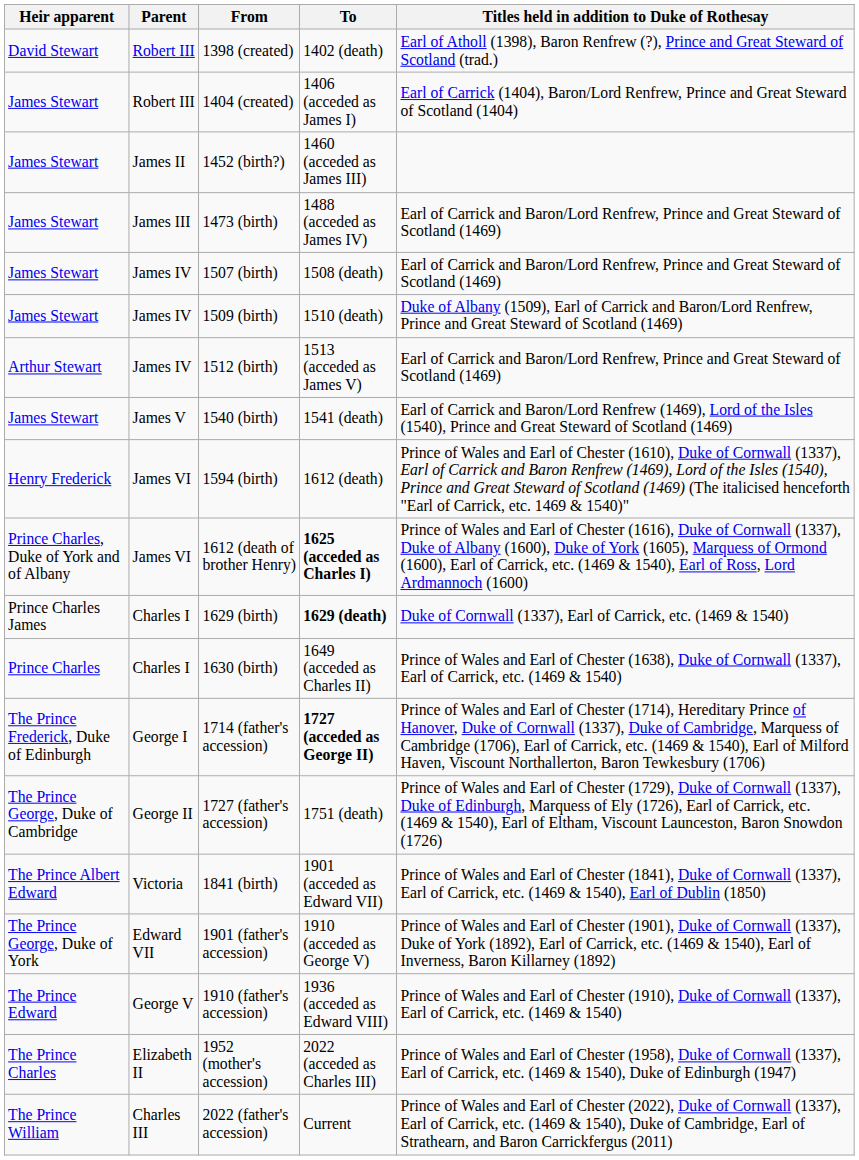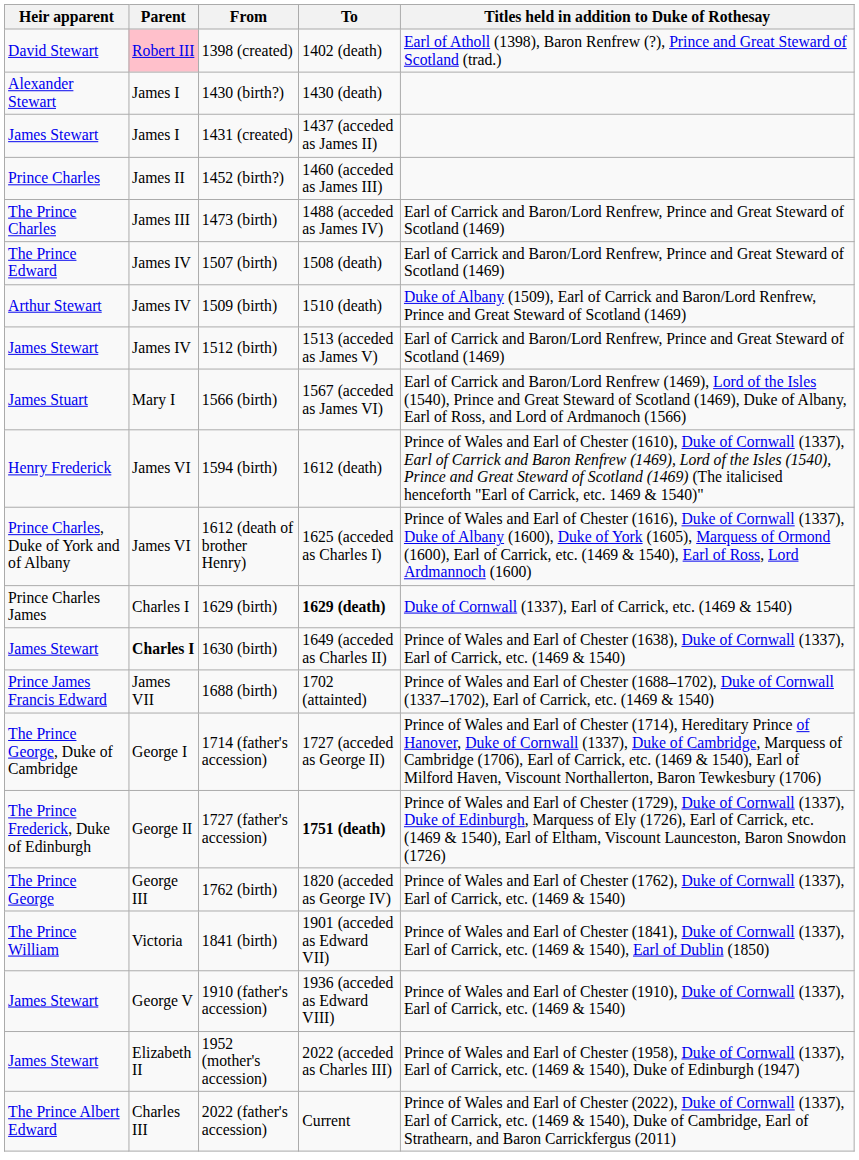(164, 50) no background -> (163, 50) pink background
- row: (248, 101)
+ row: (243, 93)
+ row: (247, 135)
(53, 162) James Stewart -> (54, 178) Prince Charles
(53, 222) James Stewart -> (42, 220) The Prince Charles
(53, 273) James Stewart -> (42, 263) The Prince Edward
(53, 316) James Stewart -> (55, 305) Arthur Stewart
(55, 367) Arthur Stewart -> (53, 348) James Stewart
- row: (240, 418)
+ row: (239, 399)
(341, 556) bold -> (348, 546) normal
(54, 668) Prince Charles -> (53, 648) James Stewart
(161, 668) normal -> (163, 648) bold
+ row: (239, 691)
(59, 737) The Prince Frederick, Duke of Edinburgh -> (60, 751) The Prince George, Duke of Cambridge
(341, 737) bold -> (348, 751) normal
(60, 814) The Prince George, Duke of Cambridge -> (59, 829) The Prince Frederick, Duke of Edinburgh
(343, 814) normal -> (344, 829) bold
+ row: (239, 889)
(64, 883) The Prince Albert Edward -> (42, 940) The Prince William
- row: (245, 944)
(42, 1004) The Prince Edward -> (53, 1000) James Stewart
(42, 1064) The Prince Charles -> (53, 1061) James Stewart
(42, 1124) The Prince William -> (64, 1121) The Prince Albert Edward
